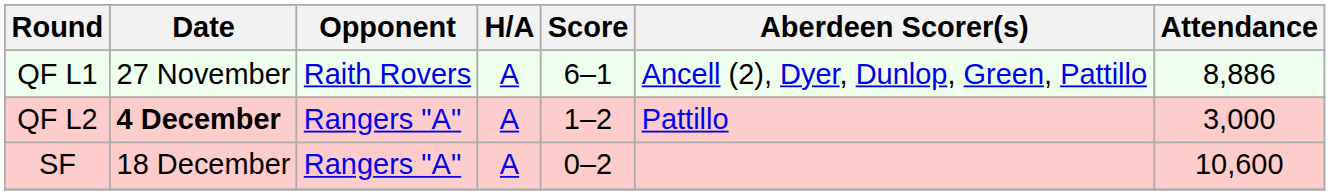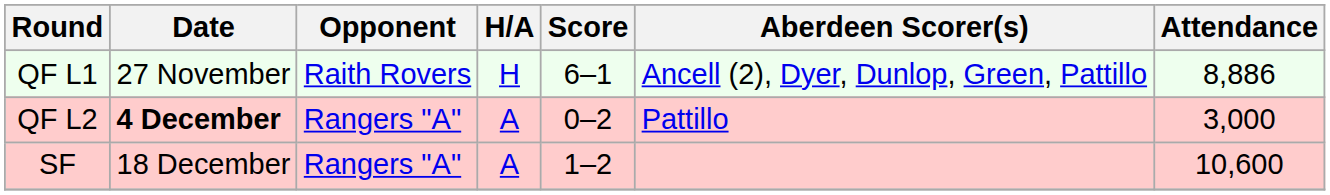(509, 73) A -> (509, 73) H
(588, 119) 1–2 -> (588, 119) 0–2
(588, 165) 0–2 -> (588, 165) 1–2
